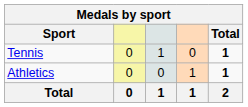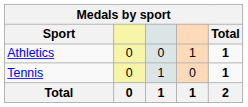rows swapped: (31, 73) <-> (25, 54)
